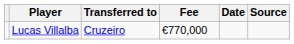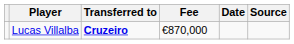(104, 30) normal -> (106, 30) bold
(185, 30) €770,000 -> (185, 30) €870,000
